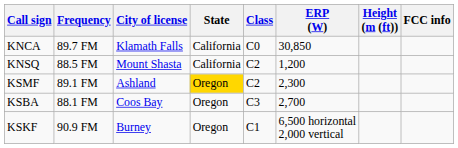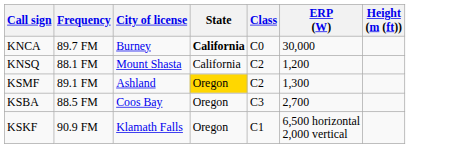- column: (427, 20)
(150, 45) Klamath Falls -> (134, 45) Burney
(217, 45) normal -> (219, 45) bold
(295, 45) 30,850 -> (299, 45) 30,000
(77, 64) 88.5 FM -> (77, 64) 88.1 FM
(292, 83) 2,300 -> (296, 83) 1,300
(77, 102) 88.1 FM -> (77, 102) 88.5 FM
(134, 127) Burney -> (150, 127) Klamath Falls
